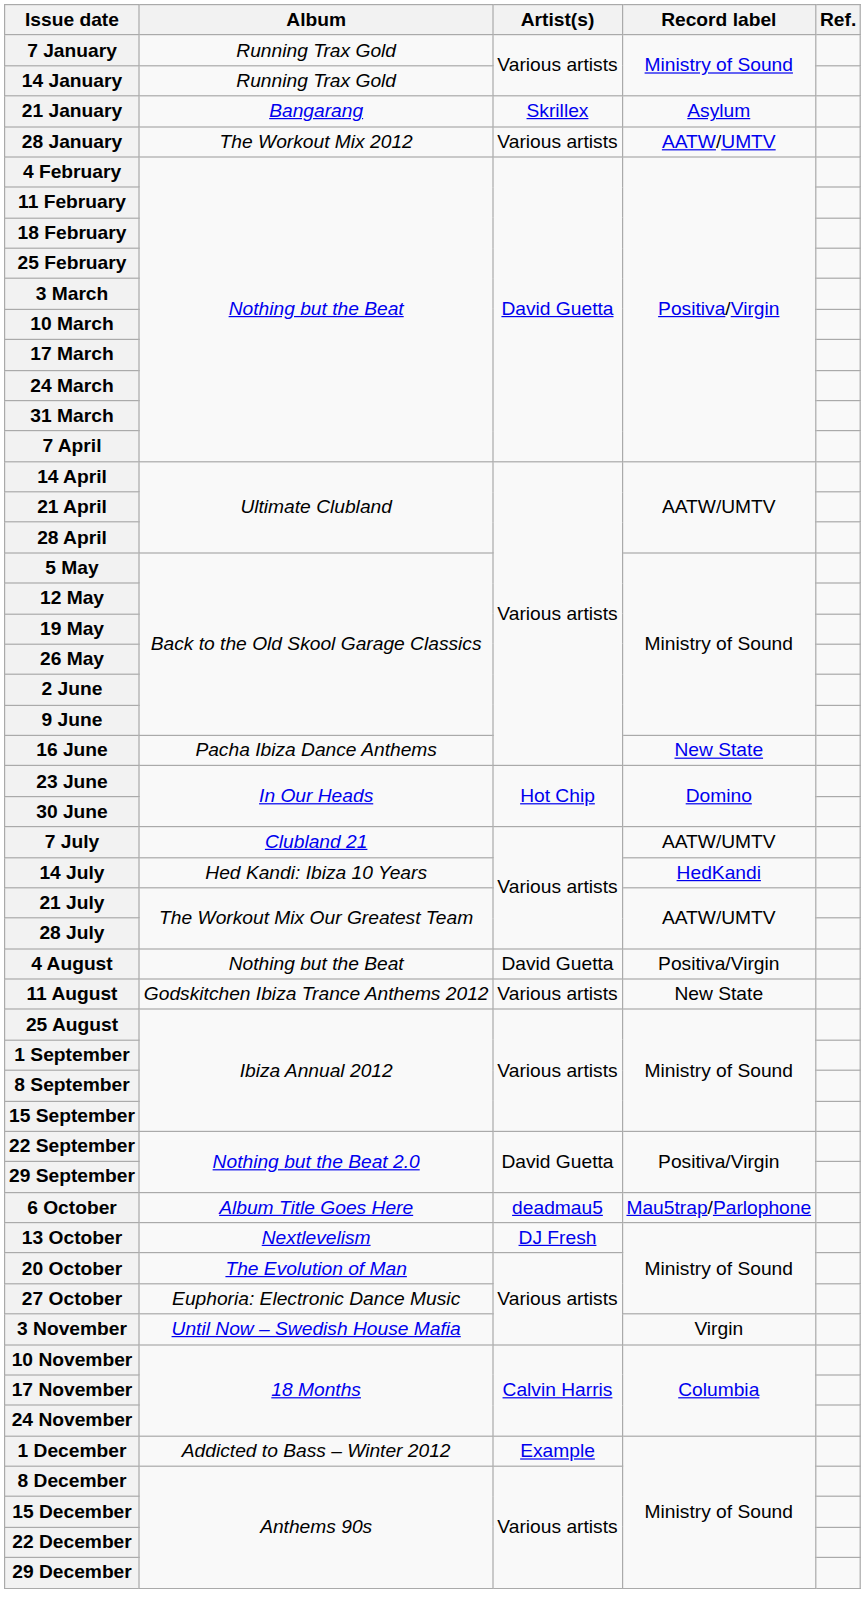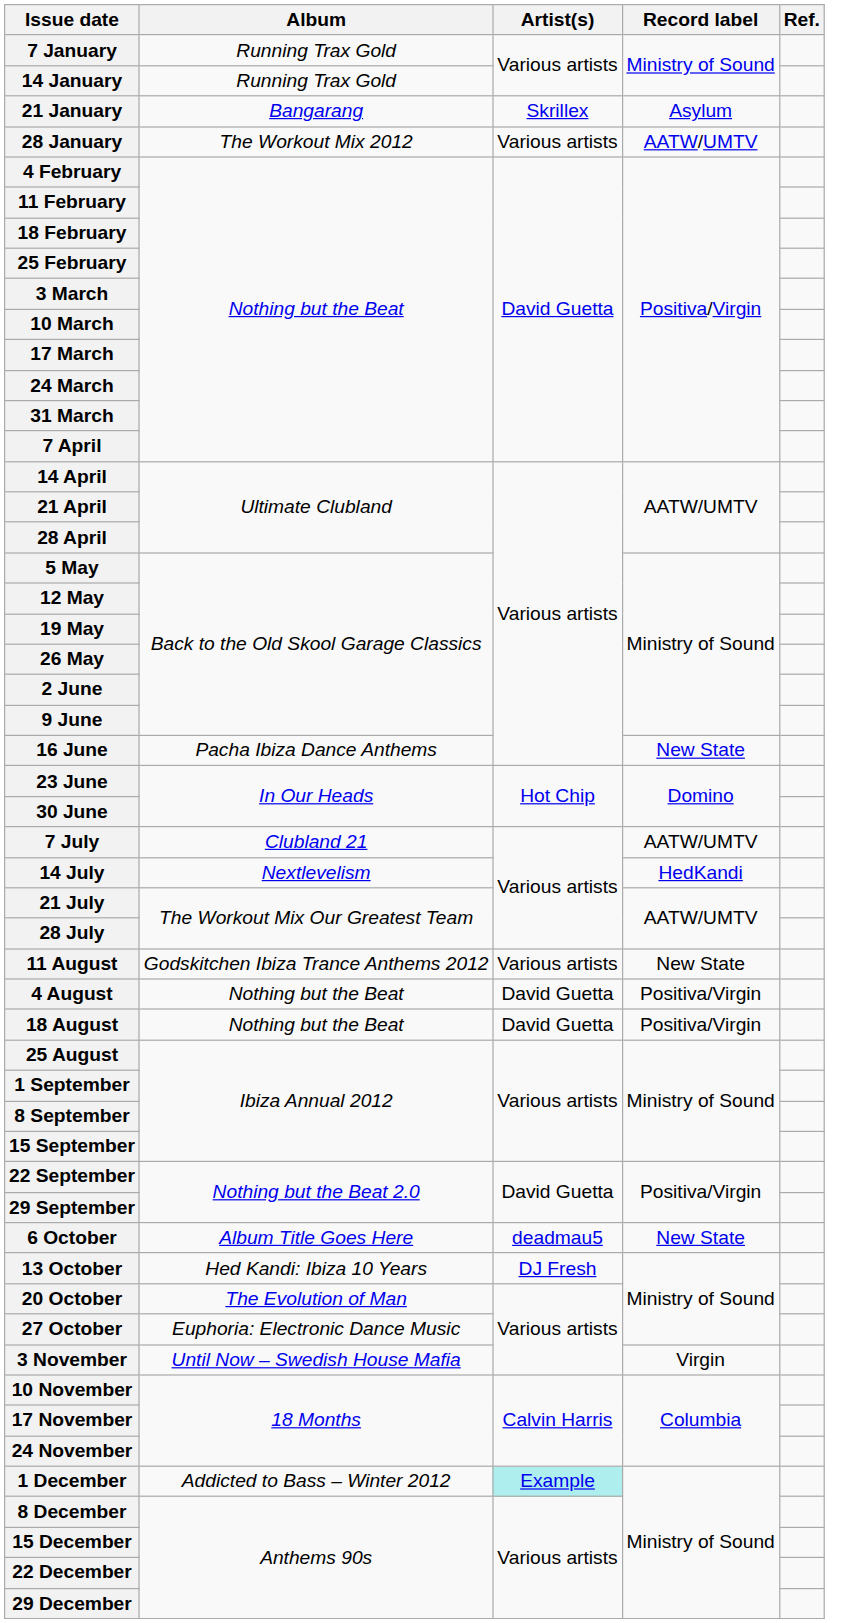(316, 872) Hed Kandi: Ibiza 10 Years -> (316, 872) Nextlevelism
rows swapped: (72, 963) <-> (72, 994)
+ row: (72, 1024)
(719, 1207) Mau5trap/Parlophone -> (701, 1237) New State
(316, 1237) Nextlevelism -> (316, 1268) Hed Kandi: Ibiza 10 Years
(557, 1450) no background -> (557, 1481) paleturquoise background
